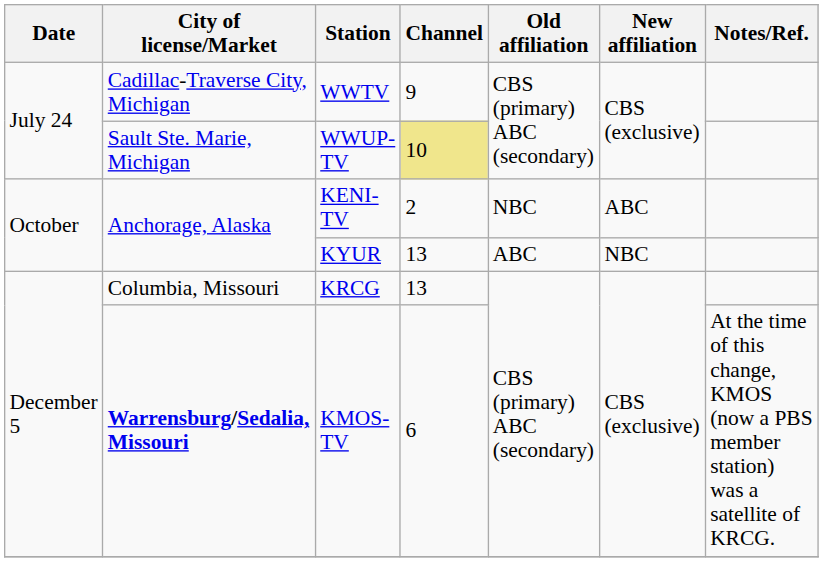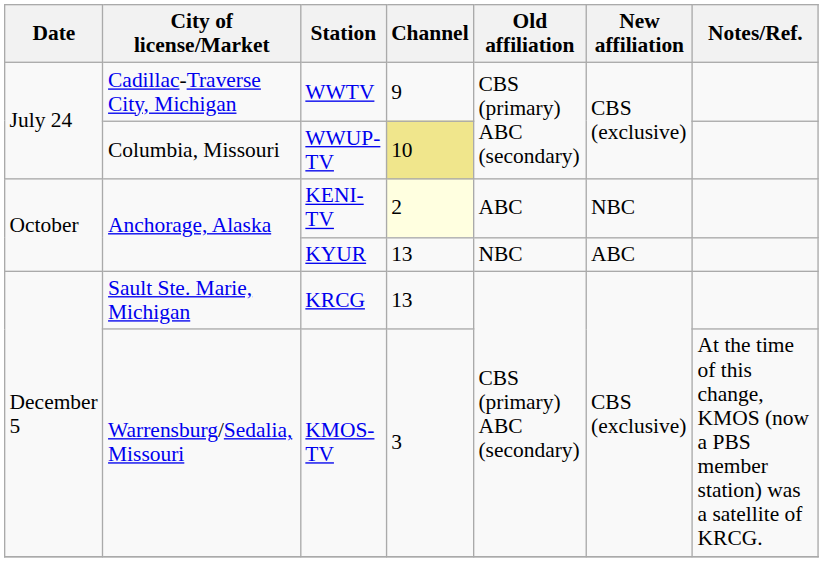(180, 149) Sault Ste. Marie, Michigan -> (194, 149) Columbia, Missouri
(411, 207) no background -> (396, 207) lightyellow background
(515, 207) NBC -> (501, 207) ABC
(627, 207) ABC -> (613, 207) NBC
(515, 253) ABC -> (501, 253) NBC
(627, 253) NBC -> (613, 253) ABC
(194, 287) Columbia, Missouri -> (180, 300) Sault Ste. Marie, Michigan
(209, 430) bold -> (200, 442) normal
(411, 430) 6 -> (396, 442) 3
